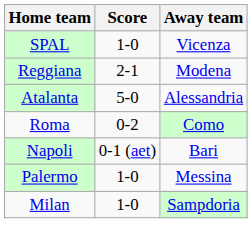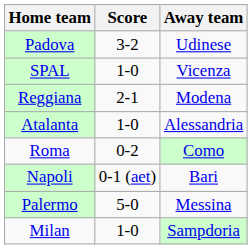+ row: (50, 44)
(127, 97) 5-0 -> (127, 124) 1-0
(127, 177) 1-0 -> (127, 204) 5-0
